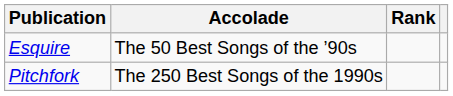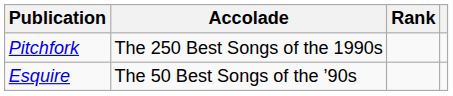rows swapped: (39, 47) <-> (44, 76)
